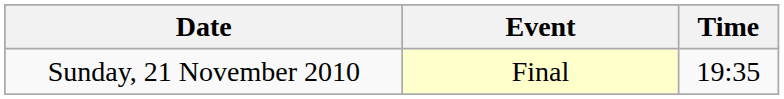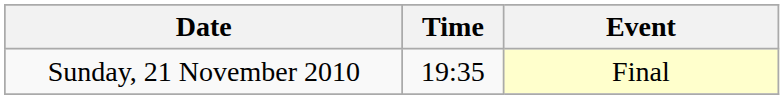columns swapped: (728, 26) <-> (540, 26)
